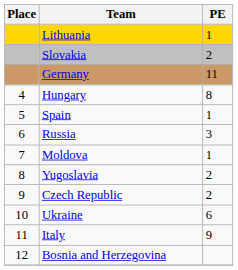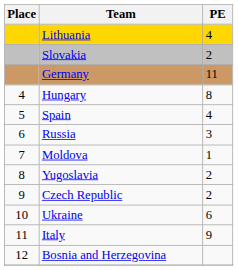(209, 34) 1 -> (209, 34) 4
(209, 114) 1 -> (209, 114) 4
